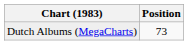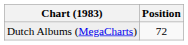(161, 31) 73 -> (161, 31) 72
